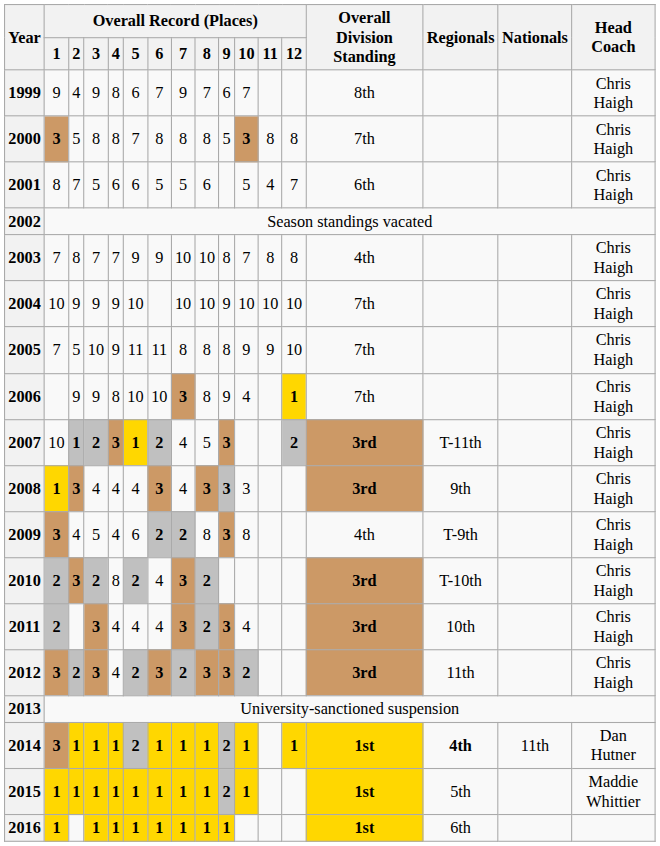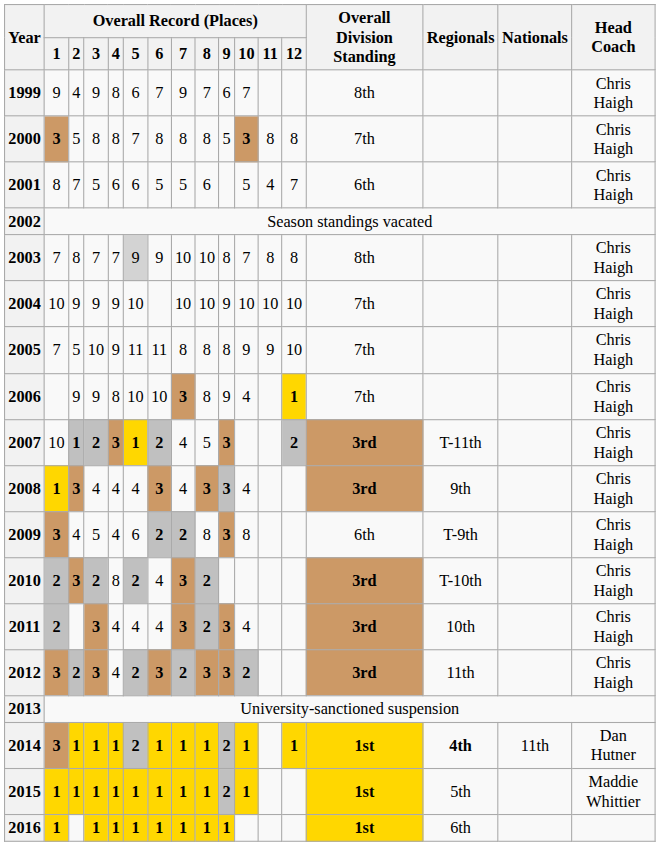(135, 258) no background -> (135, 258) lightgrey background
(364, 258) 4th -> (364, 258) 8th
(246, 488) 3 -> (246, 488) 4
(364, 534) 4th -> (364, 534) 6th
